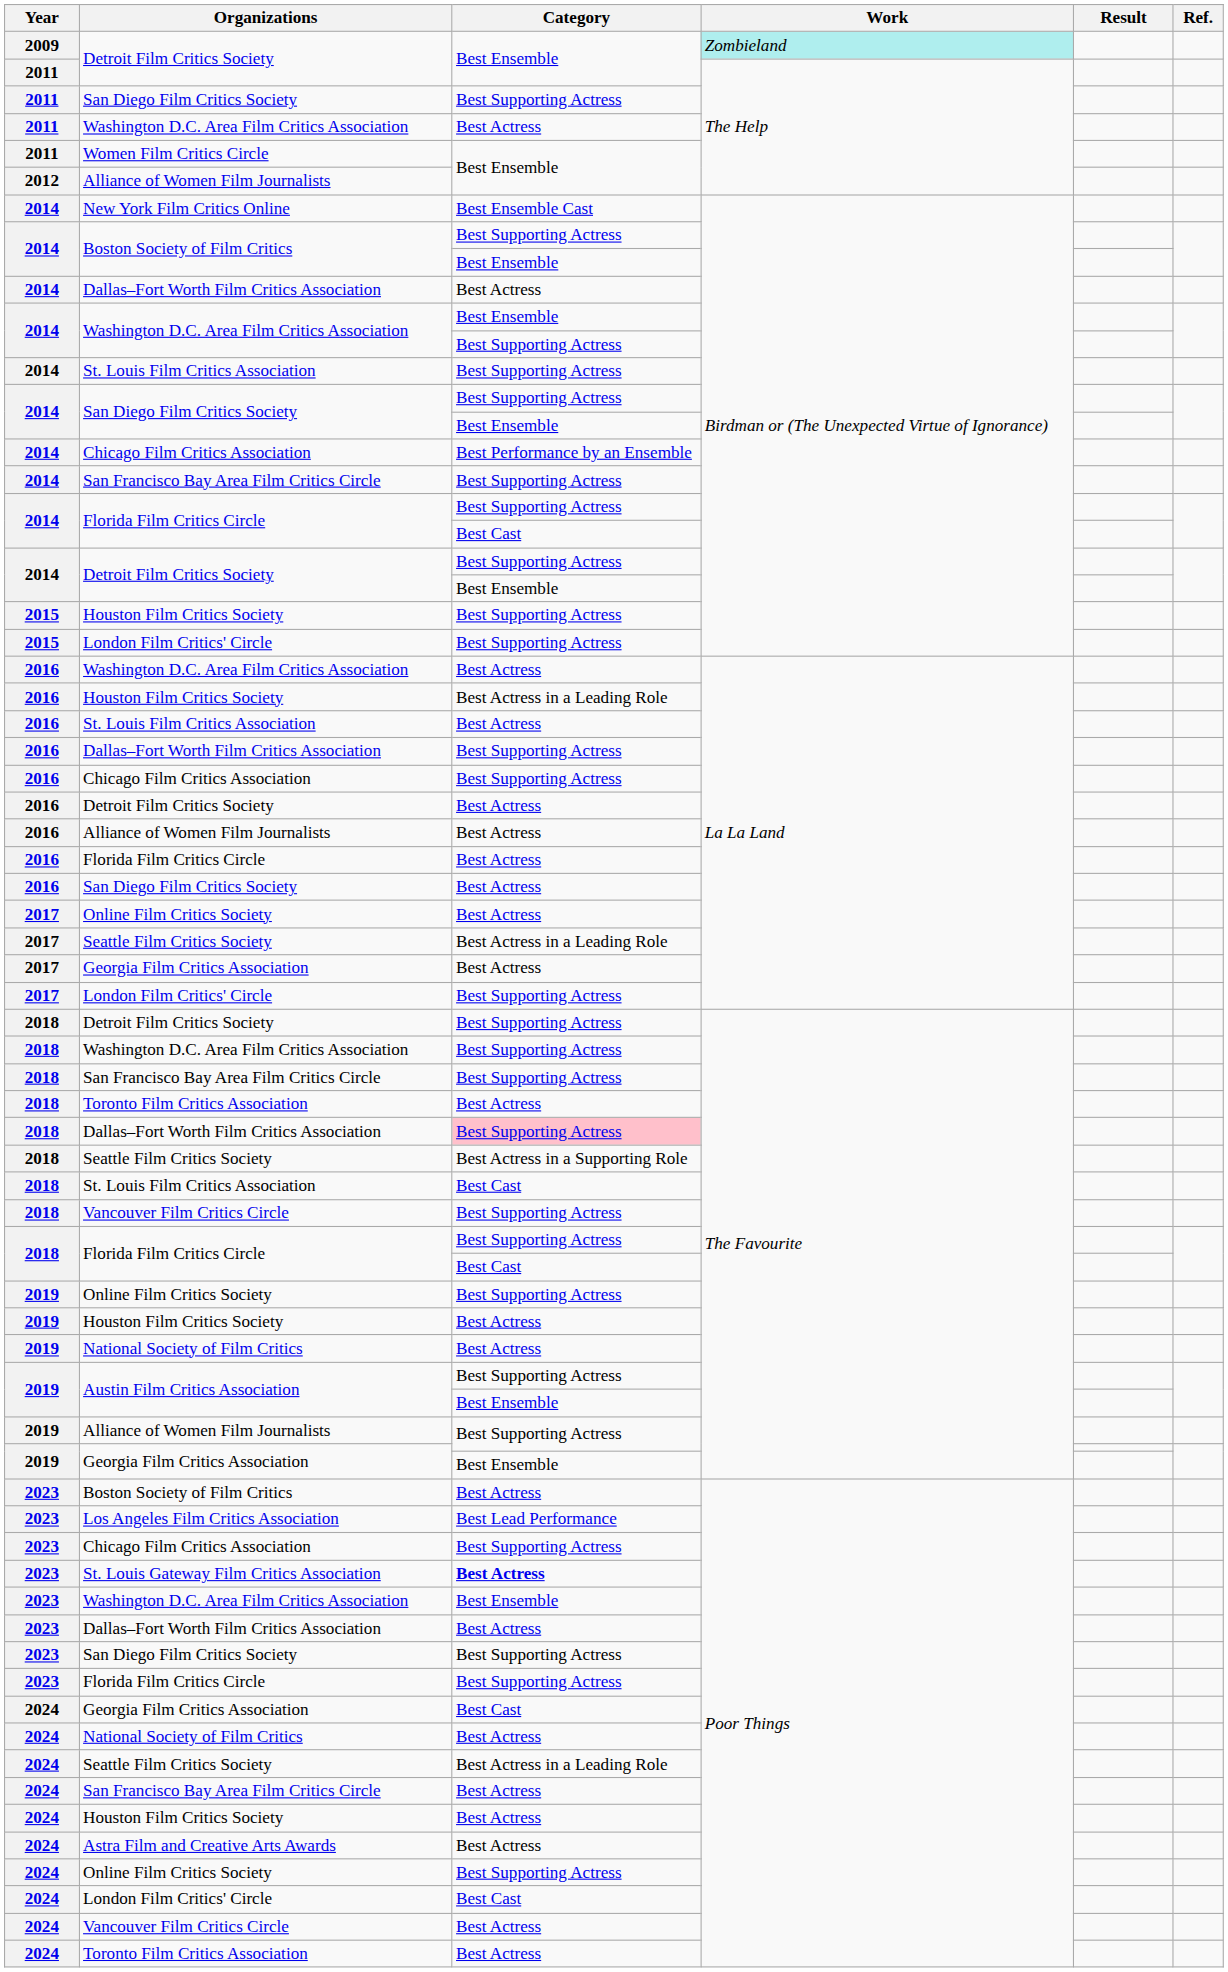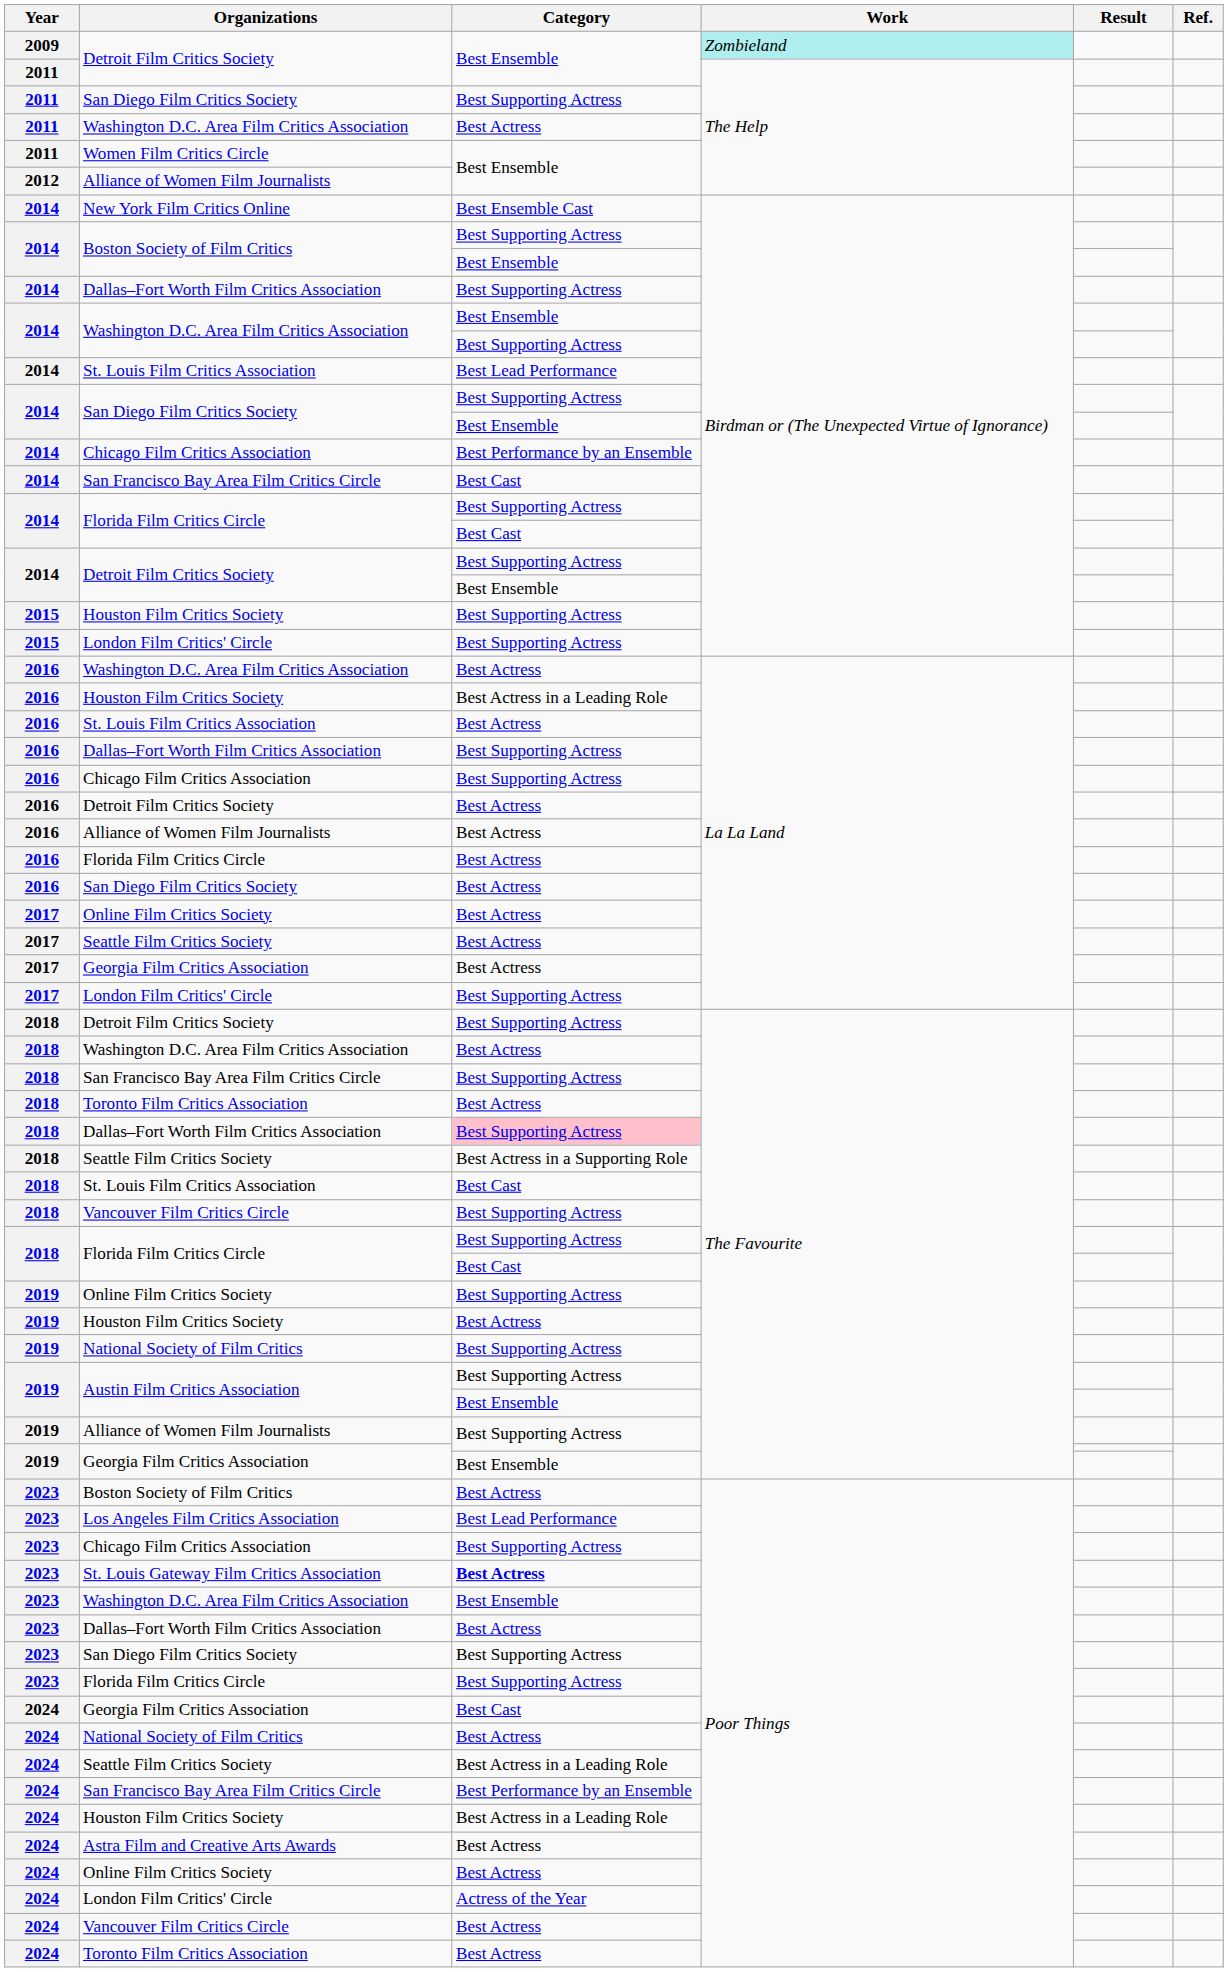(499, 289) Best Actress -> (539, 289) Best Supporting Actress
(539, 371) Best Supporting Actress -> (536, 371) Best Lead Performance
(539, 479) Best Supporting Actress -> (489, 479) Best Cast
(562, 941) Best Actress in a Leading Role -> (499, 941) Best Actress
(539, 1049) Best Supporting Actress -> (499, 1049) Best Actress
(499, 1348) Best Actress -> (539, 1348) Best Supporting Actress
(499, 1790) Best Actress -> (574, 1790) Best Performance by an Ensemble
(499, 1817) Best Actress -> (562, 1817) Best Actress in a Leading Role
(539, 1872) Best Supporting Actress -> (499, 1872) Best Actress
(489, 1899) Best Cast -> (521, 1899) Actress of the Year
